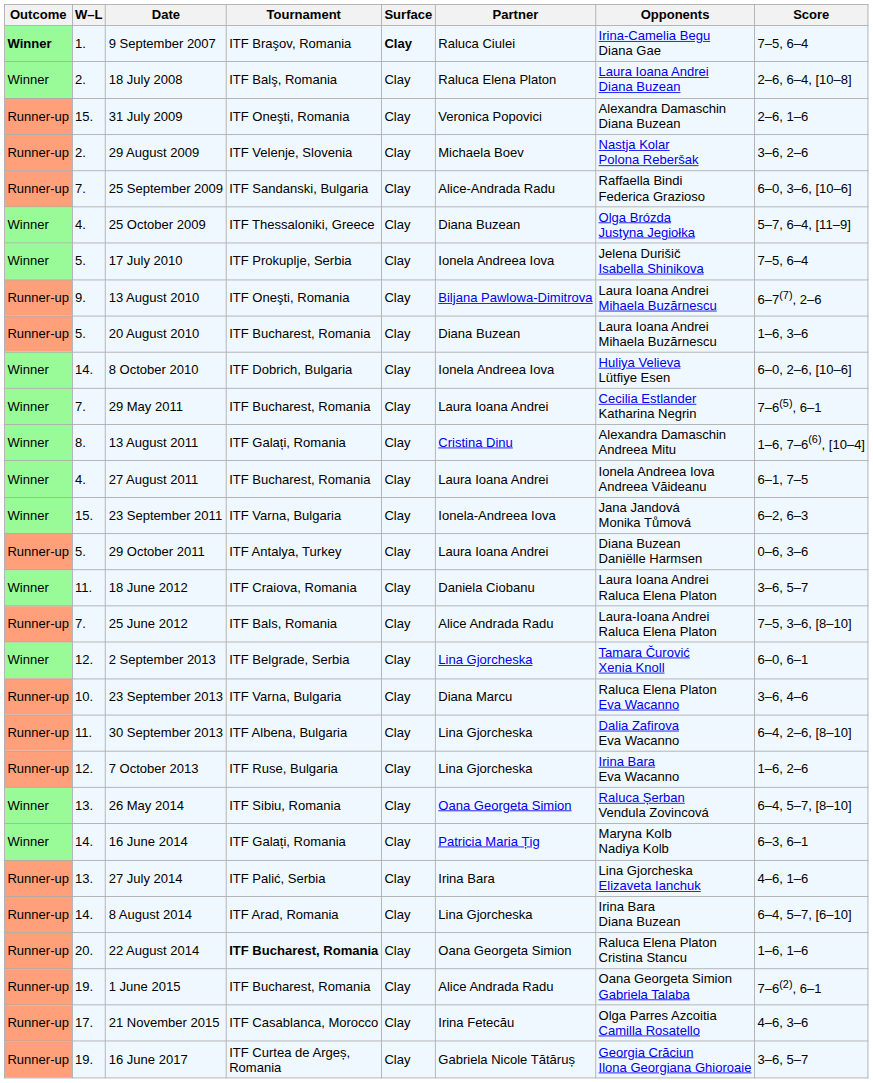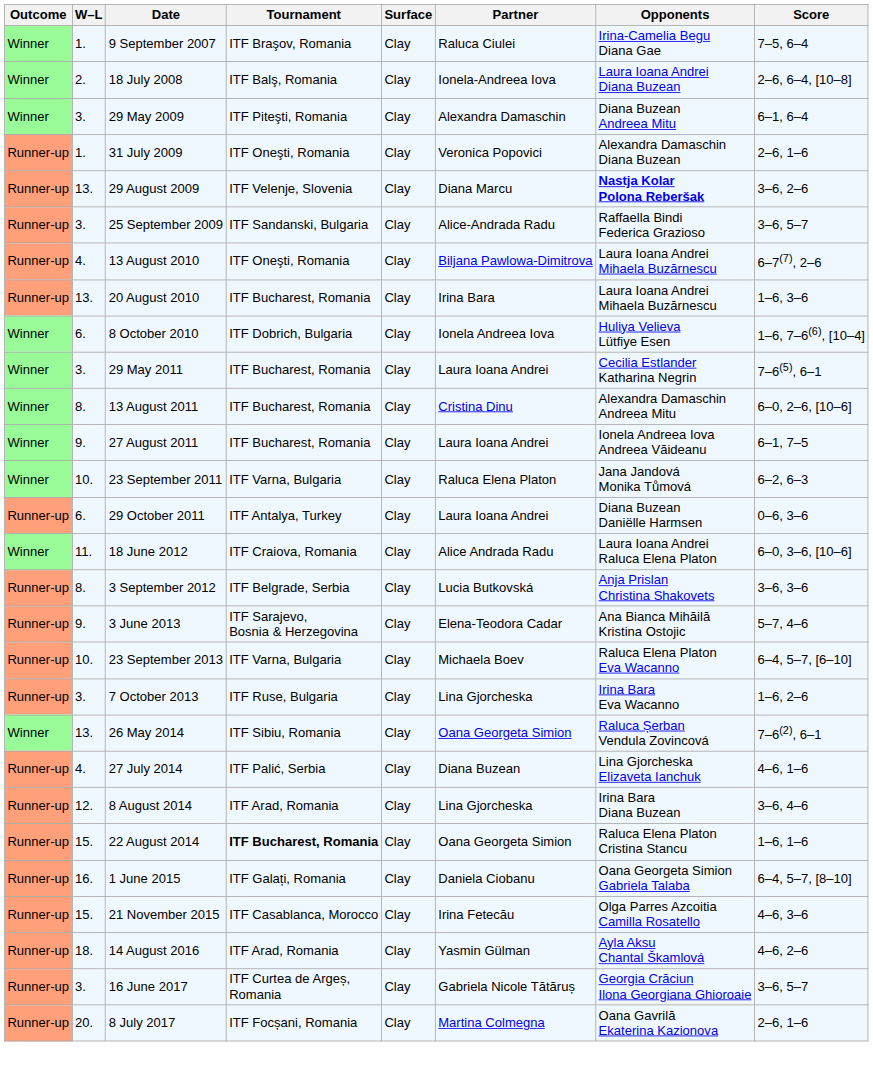(29, 43) bold -> (28, 43) normal
(398, 43) bold -> (397, 43) normal
(497, 79) Raluca Elena Platon -> (497, 79) Ionela-Andreea Iova
+ row: (146, 115)
(84, 115) 15. -> (81, 152) 1.
(81, 152) 2. -> (84, 188) 13.
(481, 152) Michaela Boev -> (475, 188) Diana Marcu
(649, 152) normal -> (651, 188) bold
(81, 188) 7. -> (81, 224) 3.
(805, 188) 6–0, 3–6, [10–6] -> (783, 224) 3–6, 5–7
- row: (157, 224)
- row: (146, 260)
(81, 297) 9. -> (81, 260) 4.
(81, 333) 5. -> (84, 297) 13.
(479, 333) Diana Buzean -> (467, 297) Irina Bara
(84, 369) 14. -> (81, 333) 6.
(805, 369) 6–0, 2–6, [10–6] -> (811, 333) 1–6, 7–6(6), [10–4]
(81, 406) 7. -> (81, 369) 3.
(287, 442) ITF Galați, Romania -> (300, 406) ITF Bucharest, Romania
(811, 442) 1–6, 7–6(6), [10–4] -> (805, 406) 6–0, 2–6, [10–6]
(81, 478) 4. -> (81, 442) 9.
(84, 514) 15. -> (84, 478) 10.
(497, 514) Ionela-Andreea Iova -> (497, 478) Raluca Elena Platon
(81, 551) 5. -> (81, 514) 6.
(486, 587) Daniela Ciobanu -> (496, 551) Alice Andrada Radu
(783, 587) 3–6, 5–7 -> (805, 551) 6–0, 3–6, [10–6]
- row: (148, 623)
+ row: (162, 587)
+ row: (145, 623)
- row: (162, 660)
(475, 696) Diana Marcu -> (481, 660) Michaela Boev
(783, 696) 3–6, 4–6 -> (805, 660) 6–4, 5–7, [6–10]
- row: (166, 732)
(84, 768) 12. -> (81, 696) 3.
(805, 805) 6–4, 5–7, [8–10] -> (790, 732) 7–6(2), 6–1
- row: (148, 841)
(84, 877) 13. -> (81, 768) 4.
(467, 877) Irina Bara -> (479, 768) Diana Buzean
(84, 913) 14. -> (84, 805) 12.
(805, 913) 6–4, 5–7, [6–10] -> (783, 805) 3–6, 4–6
(84, 950) 20. -> (84, 841) 15.
(84, 986) 19. -> (84, 877) 16.
(300, 986) ITF Bucharest, Romania -> (287, 877) ITF Galați, Romania
(496, 986) Alice Andrada Radu -> (486, 877) Daniela Ciobanu
(790, 986) 7–6(2), 6–1 -> (805, 877) 6–4, 5–7, [8–10]
(84, 1022) 17. -> (84, 913) 15.
+ row: (154, 950)
(84, 1059) 19. -> (81, 986) 3.
+ row: (142, 1022)
